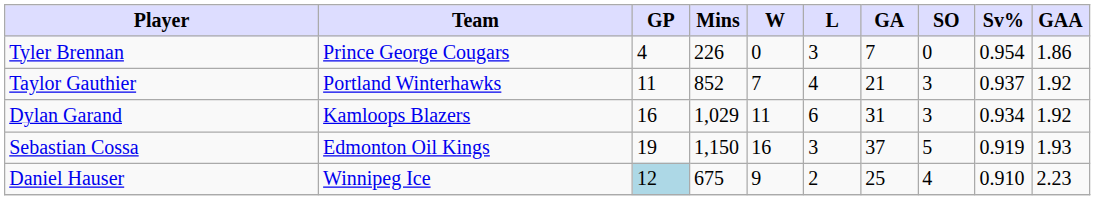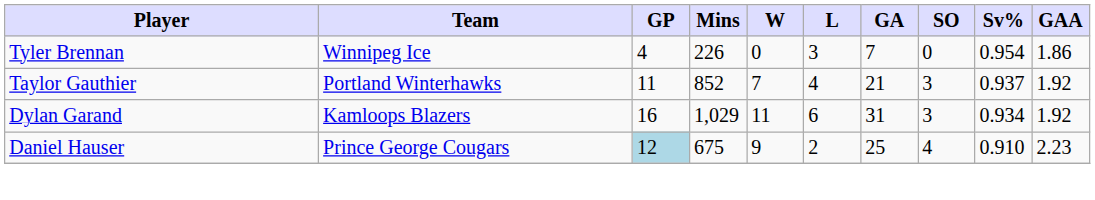(416, 52) Prince George Cougars -> (377, 52) Winnipeg Ice
- row: (74, 147)
(377, 178) Winnipeg Ice -> (416, 147) Prince George Cougars
